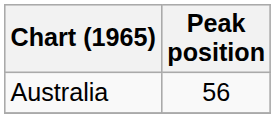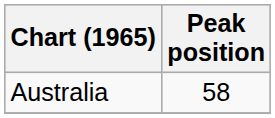(216, 92) 56 -> (216, 92) 58
